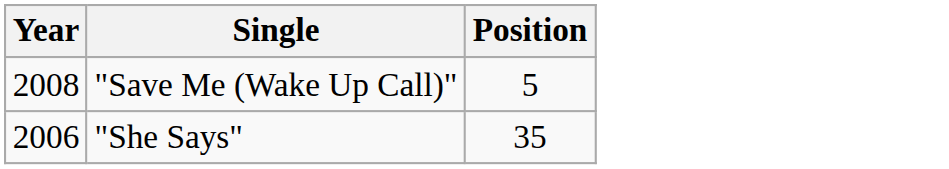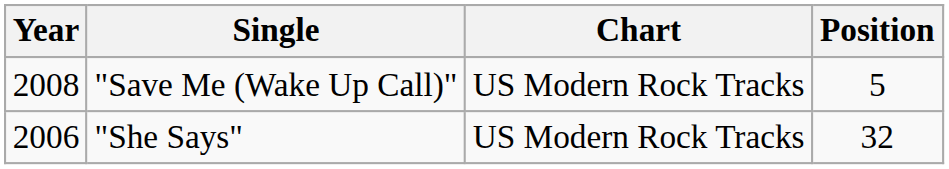+ column: (639, 30)
(530, 136) 35 -> (877, 136) 32
